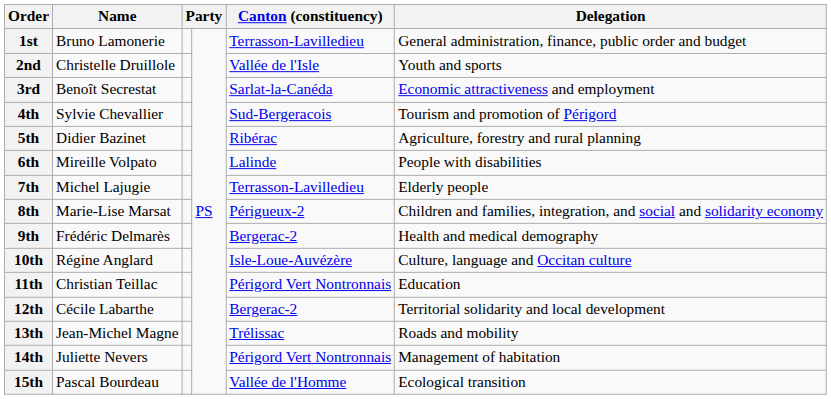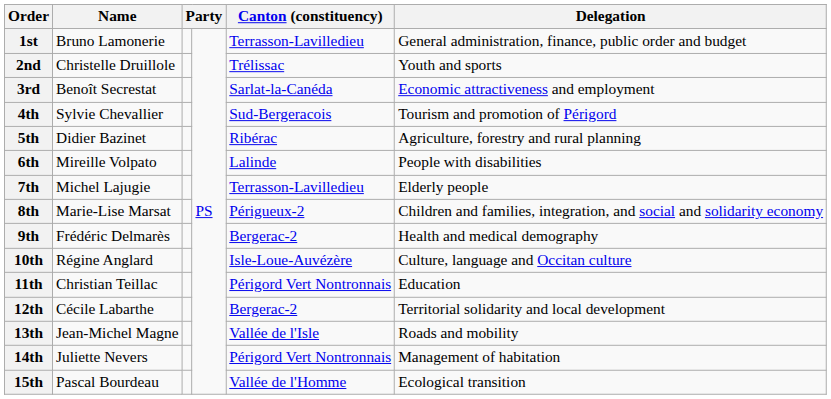(274, 65) Vallée de l'Isle -> (257, 65) Trélissac
(257, 333) Trélissac -> (274, 333) Vallée de l'Isle
